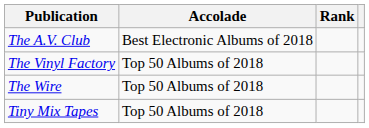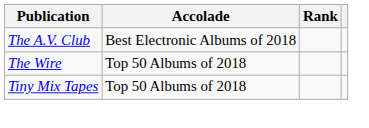- row: (61, 63)
